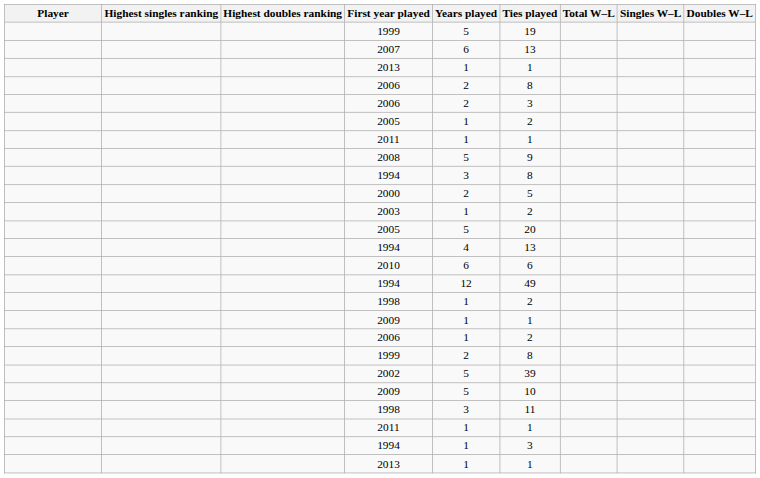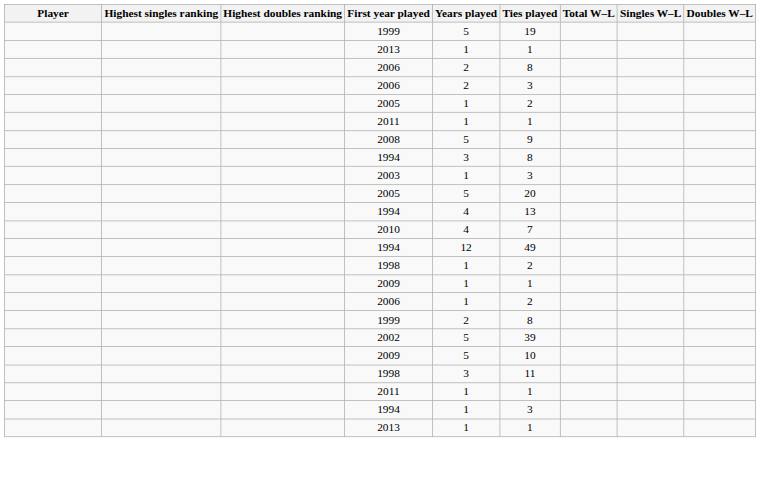- row: (53, 49)
- row: (53, 194)
(530, 211) 2 -> (530, 175) 3
(466, 265) 6 -> (466, 229) 4
(530, 265) 6 -> (530, 229) 7
